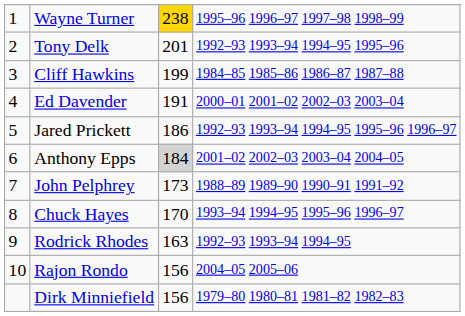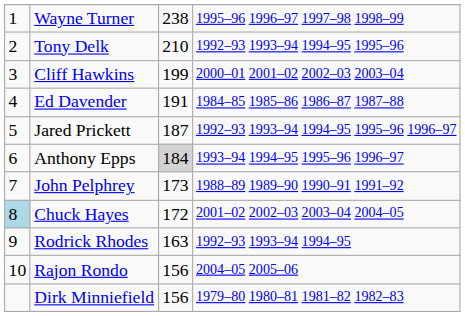(175, 18) gold background -> (175, 18) no background
(175, 46) 201 -> (175, 46) 210
(300, 74) 1984–85 1985–86 1986–87 1987–88 -> (300, 74) 2000–01 2001–02 2002–03 2003–04
(300, 102) 2000–01 2001–02 2002–03 2003–04 -> (300, 102) 1984–85 1985–86 1986–87 1987–88
(175, 130) 186 -> (175, 130) 187
(300, 158) 2001–02 2002–03 2003–04 2004–05 -> (300, 158) 1993–94 1994–95 1995–96 1996–97
(13, 213) no background -> (13, 213) lightblue background
(175, 213) 170 -> (175, 213) 172
(300, 213) 1993–94 1994–95 1995–96 1996–97 -> (300, 213) 2001–02 2002–03 2003–04 2004–05
